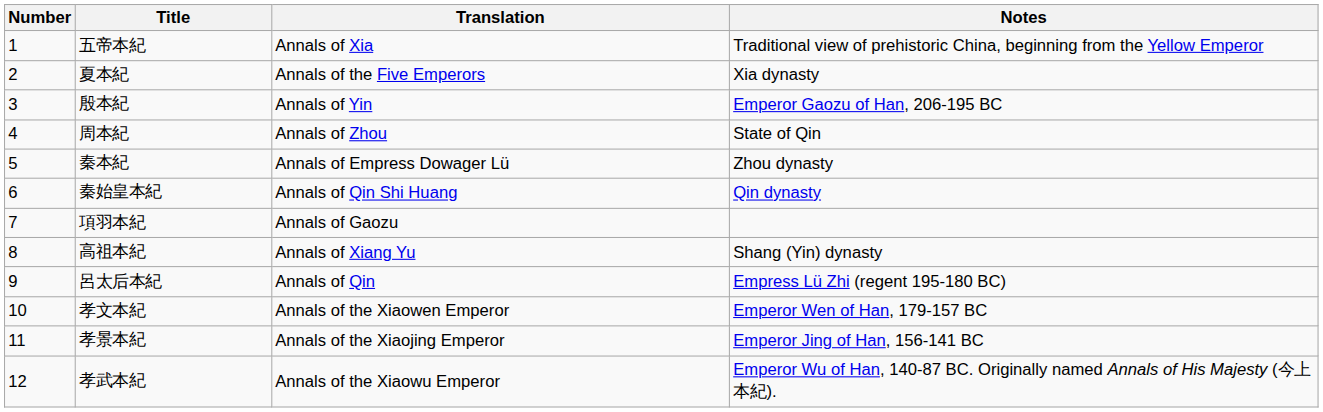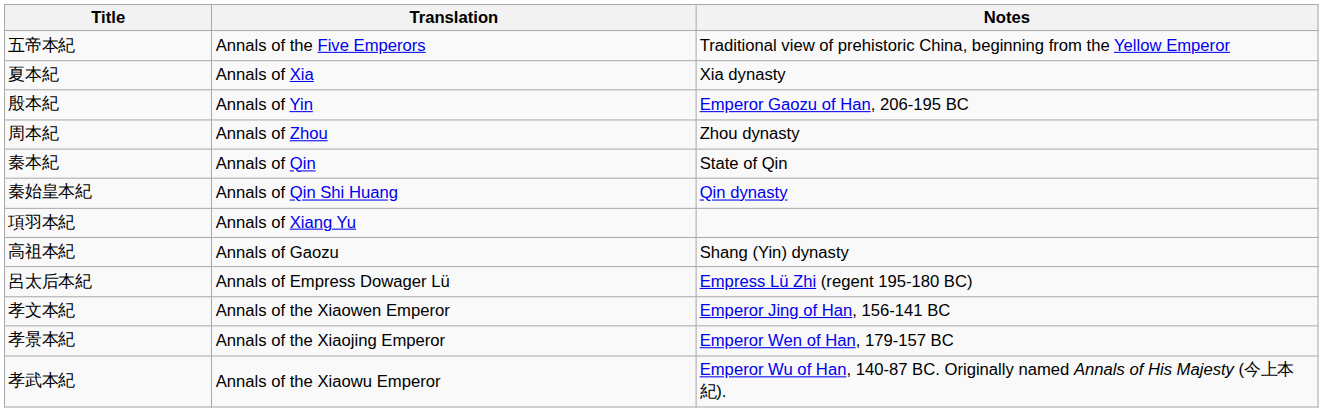- column: (40, 17)
(324, 45) Annals of Xia -> (321, 45) Annals of the Five Emperors
(380, 75) Annals of the Five Emperors -> (265, 75) Annals of Xia
(777, 134) State of Qin -> (750, 134) Zhou dynasty
(392, 163) Annals of Empress Dowager Lü -> (266, 163) Annals of Qin
(783, 163) Zhou dynasty -> (744, 163) State of Qin
(337, 222) Annals of Gaozu -> (286, 222) Annals of Xiang Yu
(345, 252) Annals of Xiang Yu -> (277, 252) Annals of Gaozu
(325, 281) Annals of Qin -> (333, 281) Annals of Empress Dowager Lü
(860, 311) Emperor Wen of Han, 179-157 BC -> (825, 311) Emperor Jing of Han, 156-141 BC
(858, 340) Emperor Jing of Han, 156-141 BC -> (827, 340) Emperor Wen of Han, 179-157 BC
